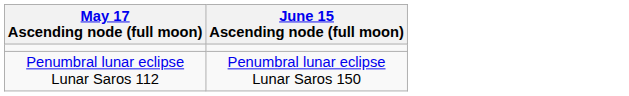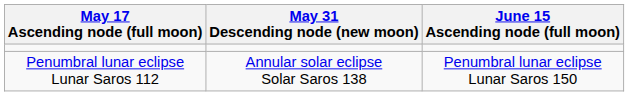+ column: (314, 24)
